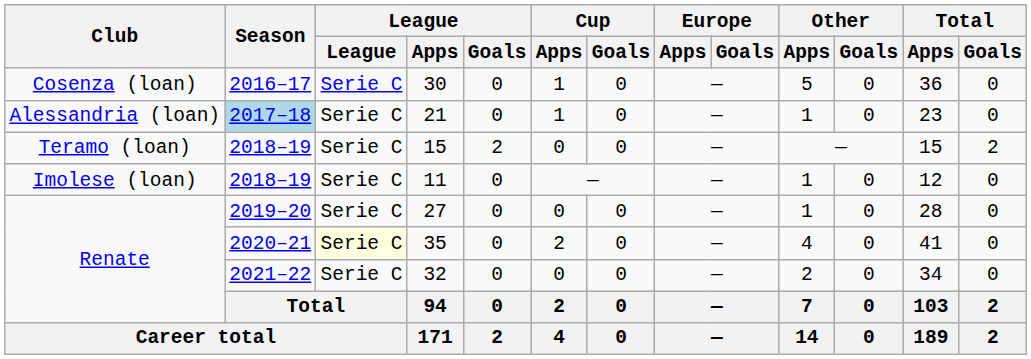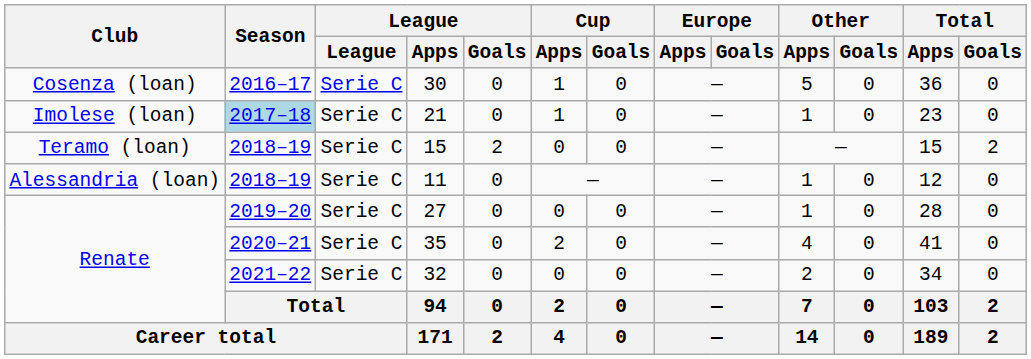(115, 116) Alessandria (loan) -> (115, 116) Imolese (loan)
(115, 180) Imolese (loan) -> (115, 180) Alessandria (loan)
(361, 243) lightyellow background -> (361, 243) no background
